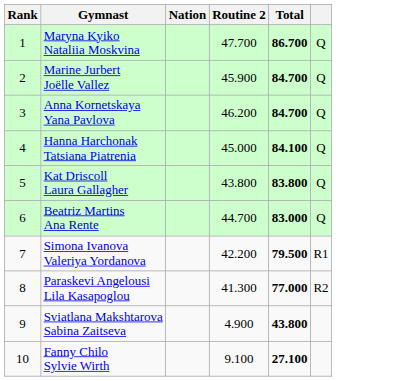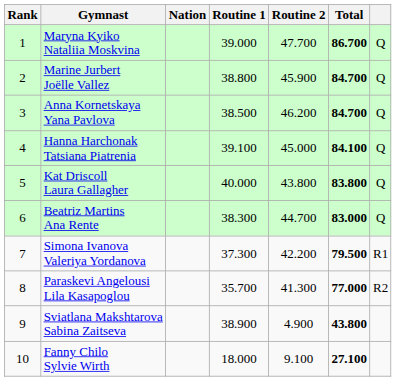+ column: (239, 14)
